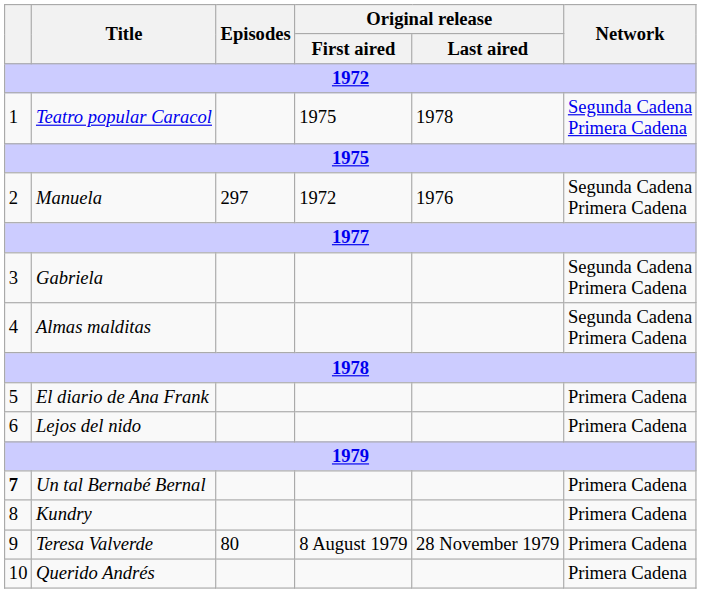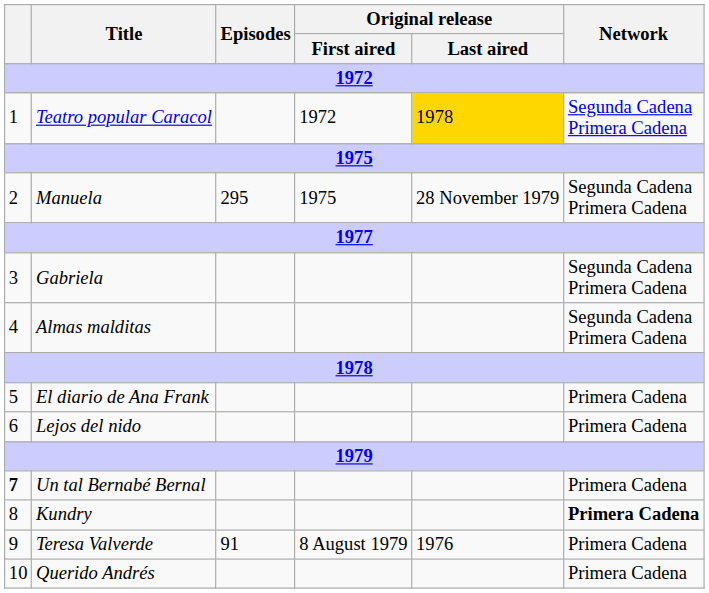(318, 117) 1975 -> (318, 117) 1972
(435, 117) no background -> (435, 117) gold background
(234, 197) 297 -> (234, 197) 295
(318, 197) 1972 -> (318, 197) 1975
(435, 197) 1976 -> (488, 197) 28 November 1979
(627, 514) normal -> (634, 514) bold
(230, 544) 80 -> (230, 544) 91
(488, 544) 28 November 1979 -> (435, 544) 1976
